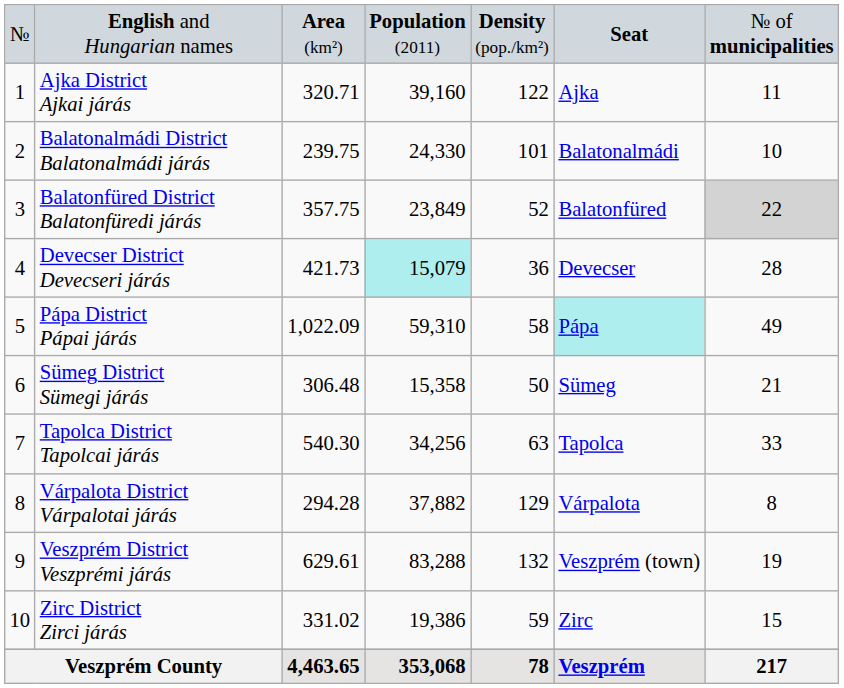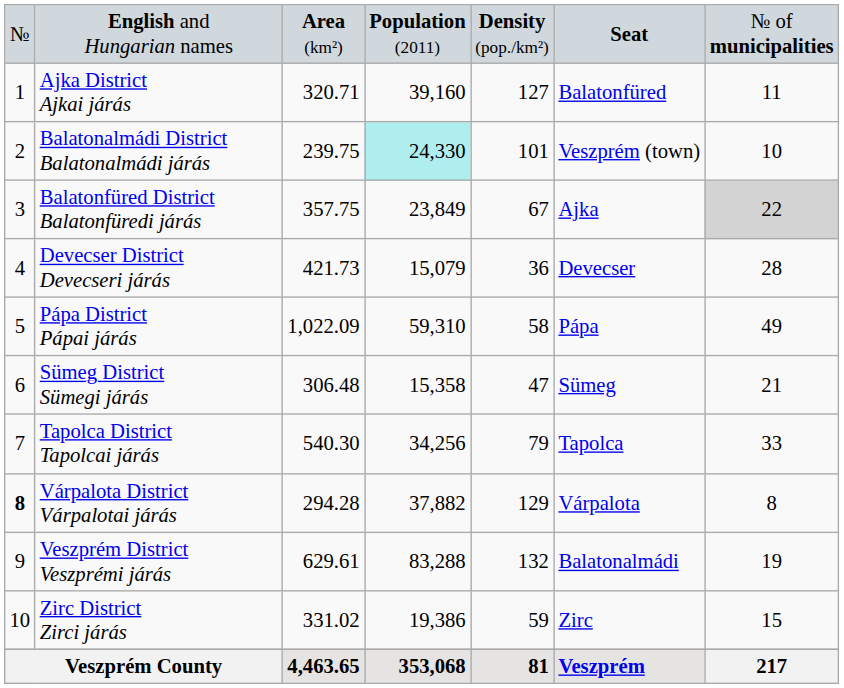(533, 92) 122 -> (533, 92) 127
(578, 92) Ajka -> (612, 92) Balatonfüred
(437, 151) no background -> (437, 151) paleturquoise background
(619, 151) Balatonalmádi -> (629, 151) Veszprém (town)
(538, 209) 52 -> (538, 209) 67
(612, 209) Balatonfüred -> (578, 209) Ajka
(437, 268) paleturquoise background -> (437, 268) no background
(578, 326) paleturquoise background -> (578, 326) no background
(538, 385) 50 -> (538, 385) 47
(538, 443) 63 -> (538, 443) 79
(20, 502) normal -> (20, 502) bold
(629, 561) Veszprém (town) -> (619, 561) Balatonalmádi
(538, 665) 78 -> (538, 665) 81
